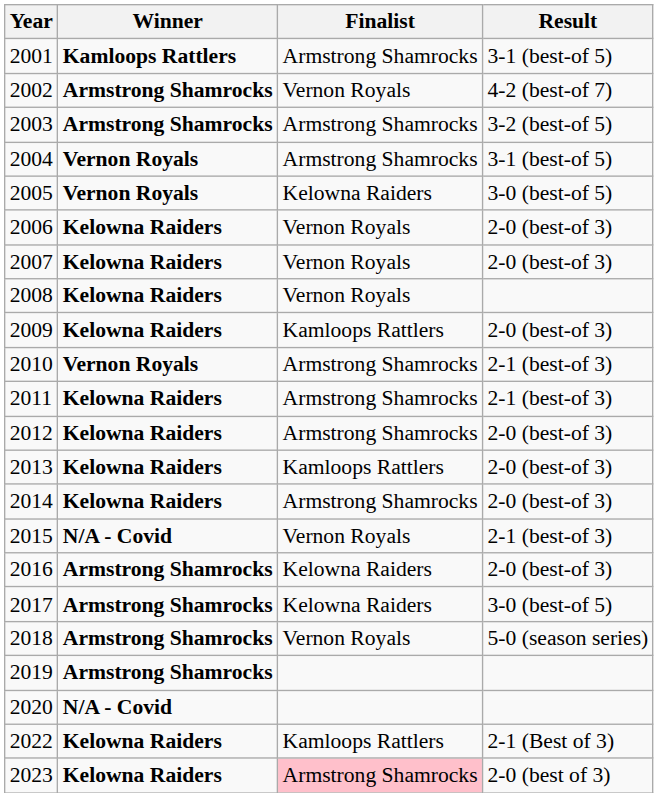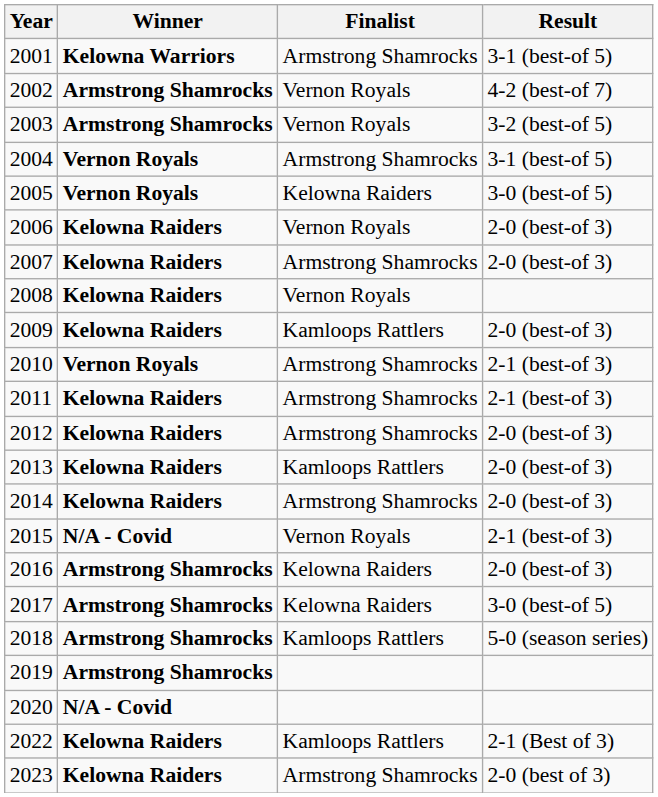(150, 55) Kamloops Rattlers -> (149, 55) Kelowna Warriors
(380, 124) Armstrong Shamrocks -> (346, 124) Vernon Royals
(346, 261) Vernon Royals -> (380, 261) Armstrong Shamrocks
(346, 638) Vernon Royals -> (363, 638) Kamloops Rattlers
(380, 775) pink background -> (380, 775) no background
